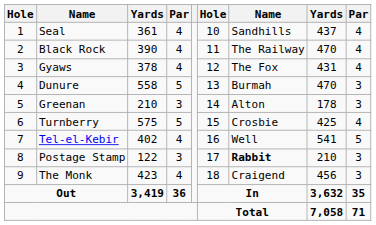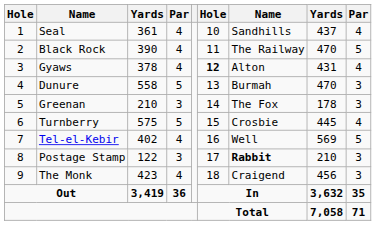(359, 49) 4 -> (359, 49) 5
(213, 67) normal -> (213, 67) bold
(255, 67) The Fox -> (248, 67) Alton
(248, 103) Alton -> (255, 103) The Fox
(327, 121) 425 -> (327, 121) 445
(327, 139) 541 -> (327, 139) 569
